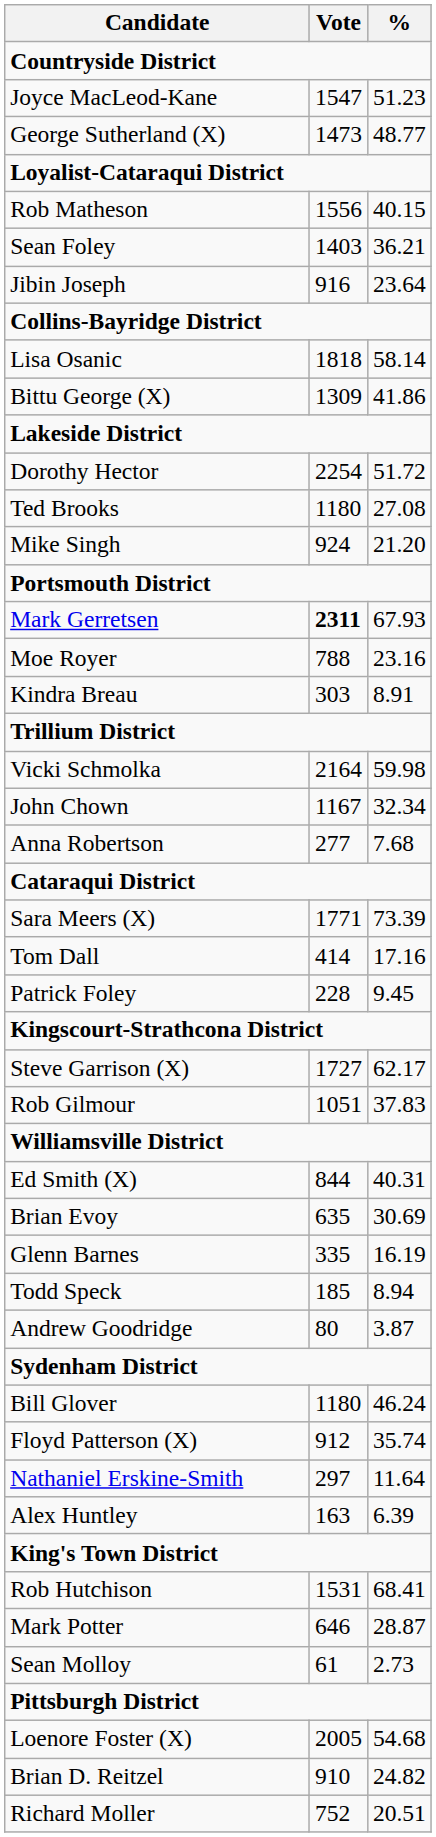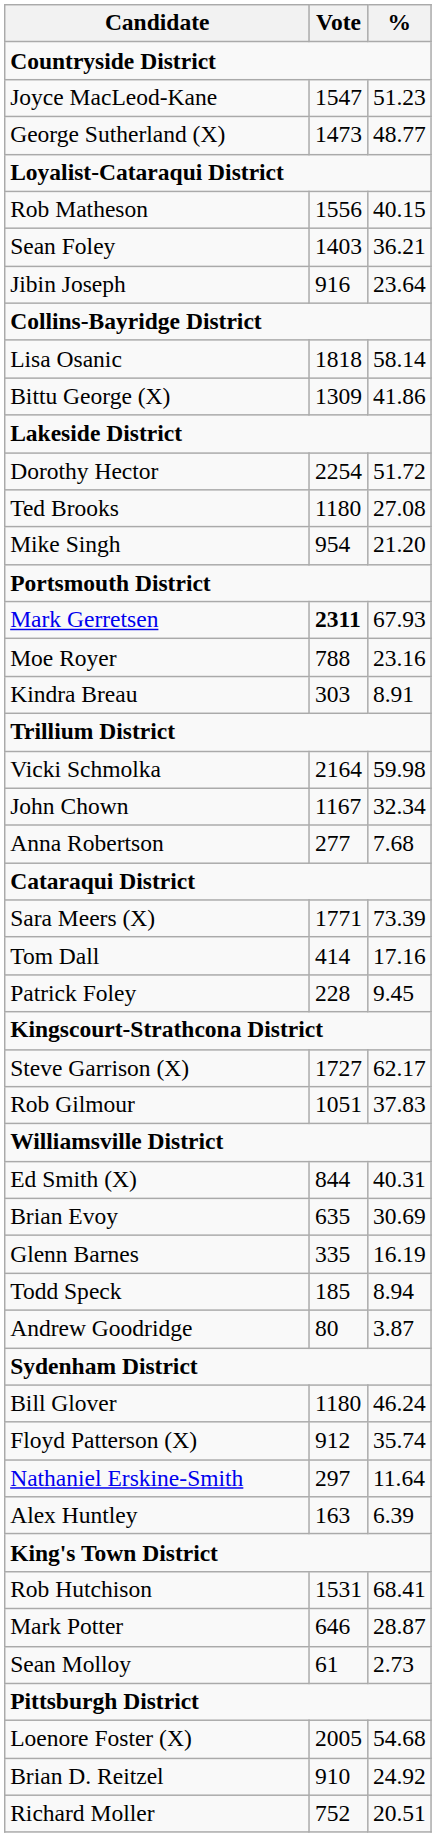(333, 545) 924 -> (333, 545) 954
(399, 1776) 24.82 -> (399, 1776) 24.92
